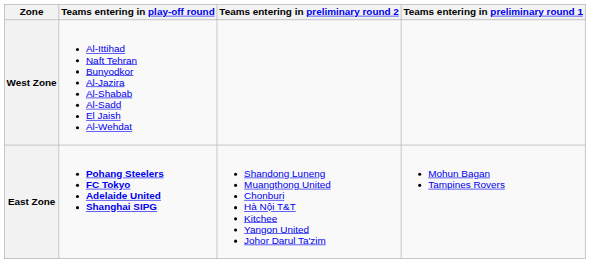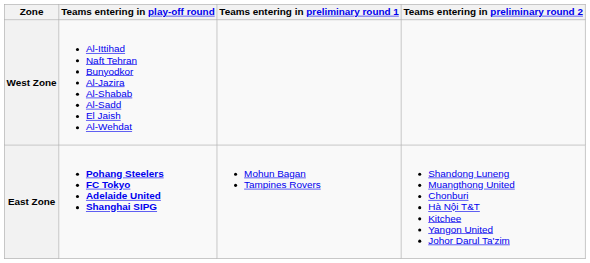columns swapped: (309, 12) <-> (493, 12)
